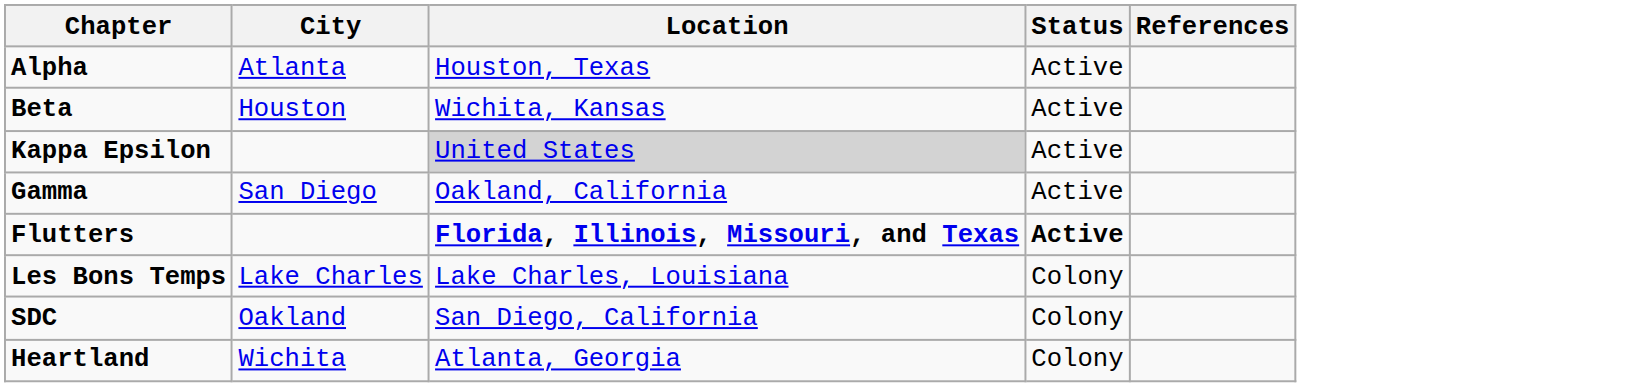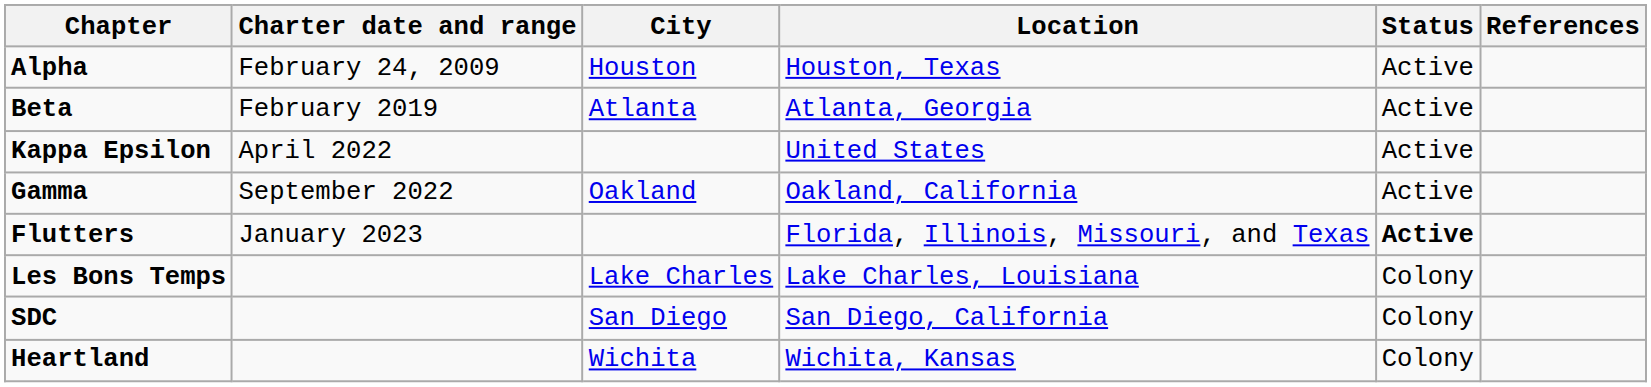+ column: (407, 26)
(292, 68) Atlanta -> (643, 68) Houston
(292, 109) Houston -> (643, 109) Atlanta
(550, 109) Wichita, Kansas -> (908, 109) Atlanta, Georgia
(535, 151) lightgrey background -> (885, 151) no background
(308, 193) San Diego -> (643, 193) Oakland
(727, 235) bold -> (1077, 235) normal
(292, 318) Oakland -> (658, 318) San Diego
(558, 360) Atlanta, Georgia -> (901, 360) Wichita, Kansas
